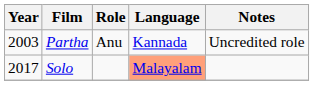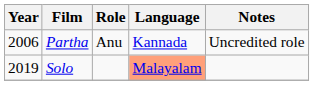(23, 42) 2003 -> (23, 42) 2006
(23, 67) 2017 -> (23, 67) 2019
